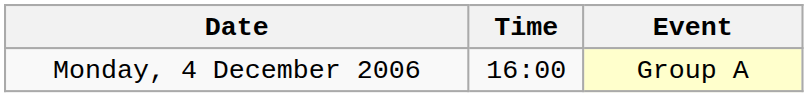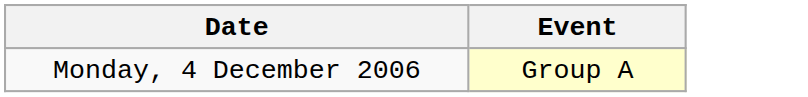- column: (526, 27)
